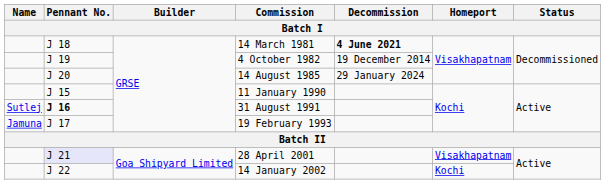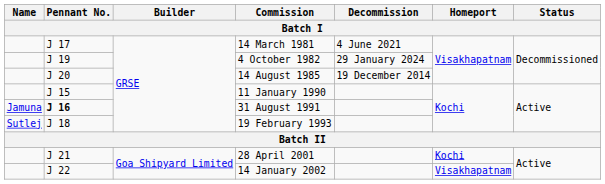(58, 44) J 18 -> (58, 44) J 17
(369, 44) bold -> (369, 44) normal
(383, 60) 19 December 2014 -> (380, 60) 29 January 2024
(380, 76) 29 January 2024 -> (383, 76) 19 December 2014
(24, 108) Sutlej -> (24, 108) Jamuna
(24, 124) Jamuna -> (24, 124) Sutlej
(58, 124) J 17 -> (58, 124) J 18
(58, 155) lavender background -> (58, 155) no background
(473, 155) Visakhapatnam -> (450, 155) Kochi
(450, 171) Kochi -> (473, 171) Visakhapatnam
